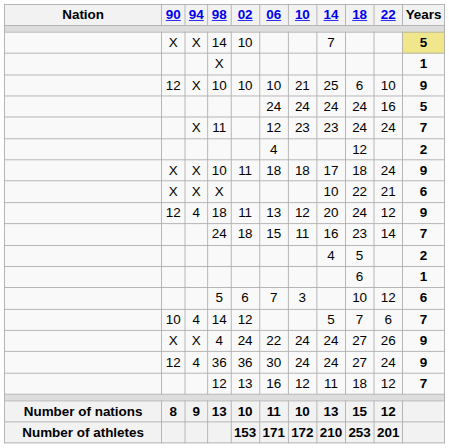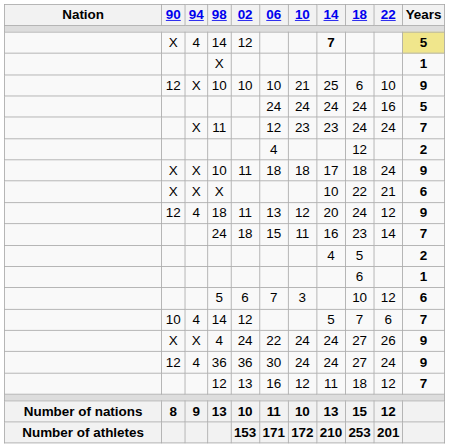(196, 42) X -> (196, 42) 4
(245, 42) 10 -> (245, 42) 12
(331, 42) normal -> (331, 42) bold
